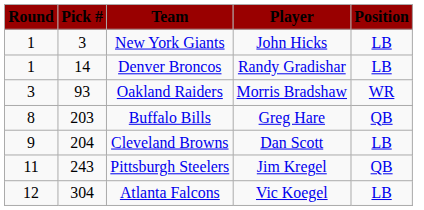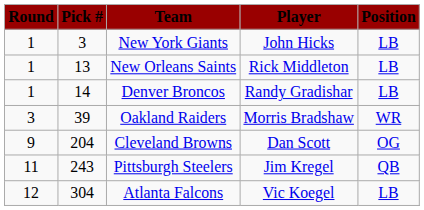+ row: (173, 67)
(82, 92) 93 -> (82, 117) 39
- row: (170, 117)
(382, 142) LB -> (388, 142) OG
